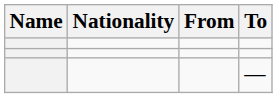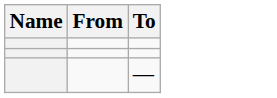- column: (123, 21)
